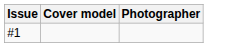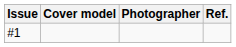+ column: (217, 14)
